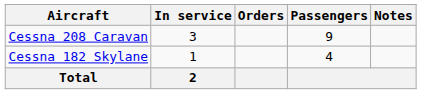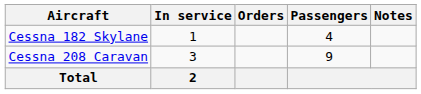rows swapped: (78, 36) <-> (78, 57)
